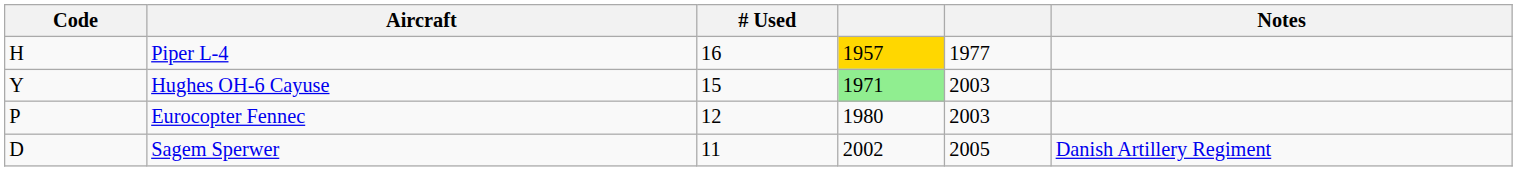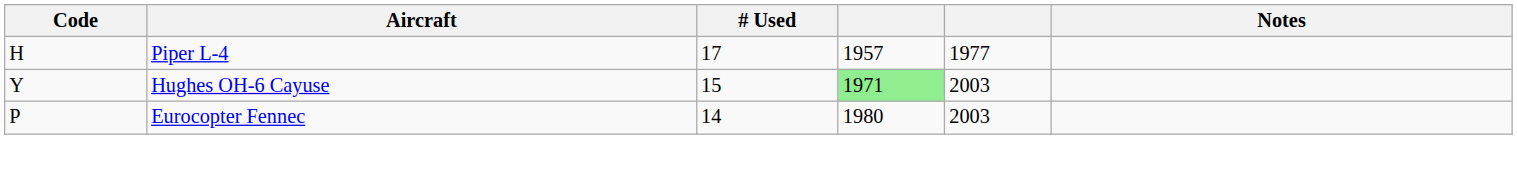(711, 52) 16 -> (711, 52) 17
(863, 52) gold background -> (863, 52) no background
(711, 117) 12 -> (711, 117) 14
- row: (215, 149)
